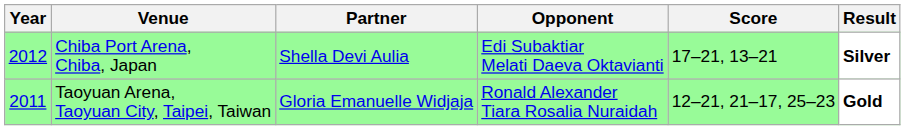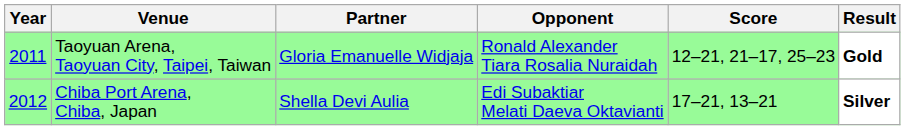rows swapped: (163, 102) <-> (123, 56)
